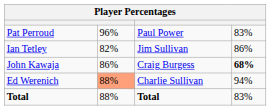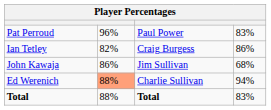(163, 49) Jim Sullivan -> (166, 49) Craig Burgess
(166, 65) Craig Burgess -> (163, 65) Jim Sullivan
(244, 65) bold -> (245, 65) normal
